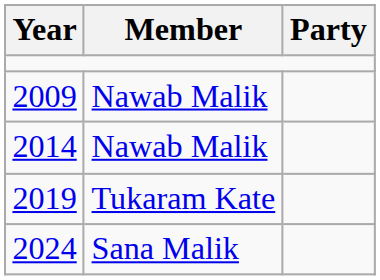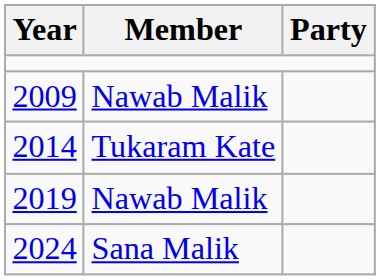(180, 146) Nawab Malik -> (183, 146) Tukaram Kate
(183, 197) Tukaram Kate -> (180, 197) Nawab Malik
